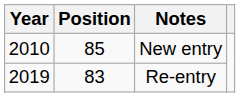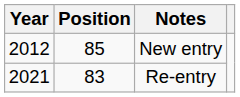(29, 48) 2010 -> (29, 48) 2012
(29, 77) 2019 -> (29, 77) 2021
